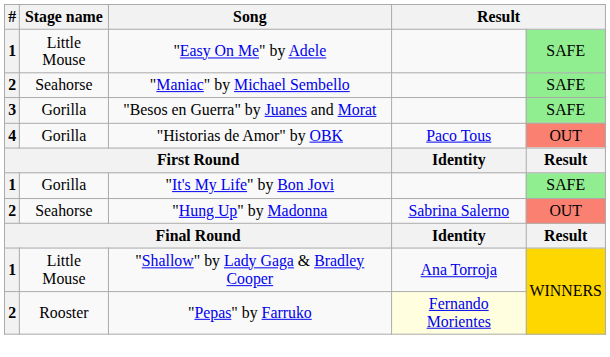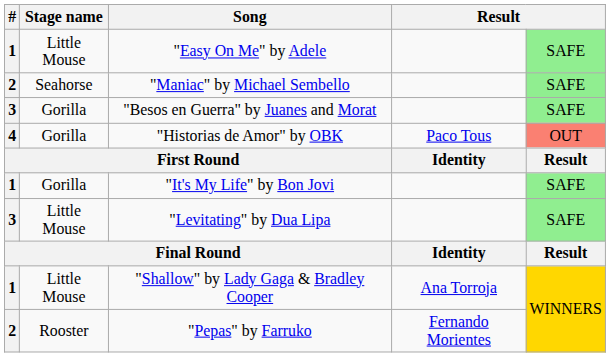- row: (250, 210)
+ row: (250, 219)
(459, 312) lightyellow background -> (459, 330) no background
